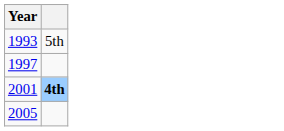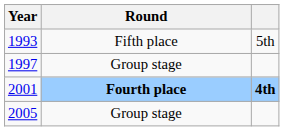+ column: (146, 17)
